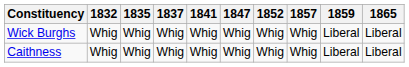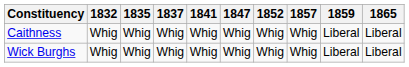rows swapped: (34, 52) <-> (41, 33)
